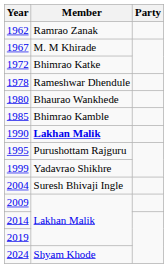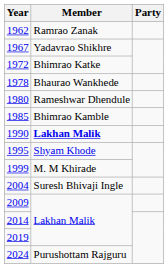(65, 47) M. M Khirade -> (73, 47) Yadavrao Shikhre
(82, 82) Rameshwar Dhendule -> (76, 82) Bhaurao Wankhede
(76, 99) Bhaurao Wankhede -> (82, 99) Rameshwar Dhendule
(80, 151) Purushottam Rajguru -> (65, 151) Shyam Khode
(73, 168) Yadavrao Shikhre -> (65, 168) M. M Khirade
(65, 254) Shyam Khode -> (80, 254) Purushottam Rajguru
